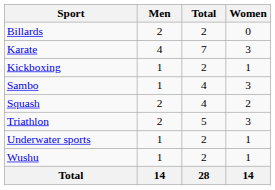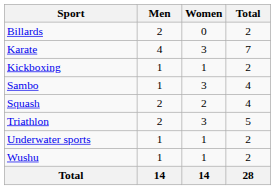columns swapped: (248, 13) <-> (204, 13)
